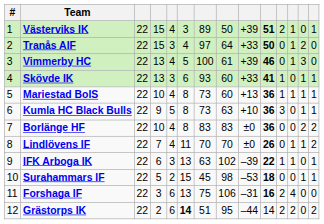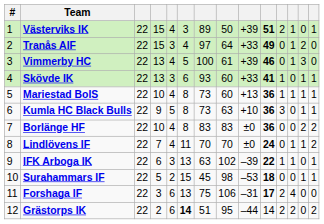(269, 45) 50 -> (269, 45) 49
(269, 144) 26 -> (269, 144) 24
(269, 194) 16 -> (269, 194) 17
